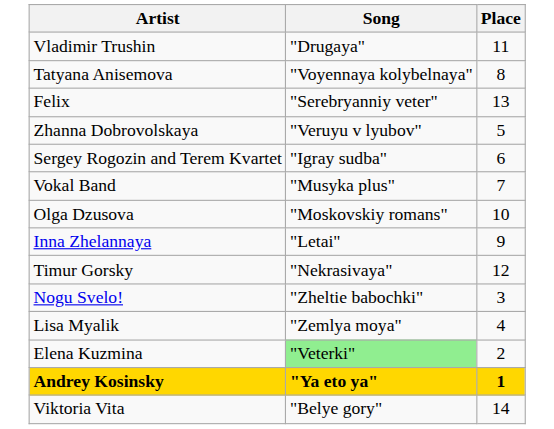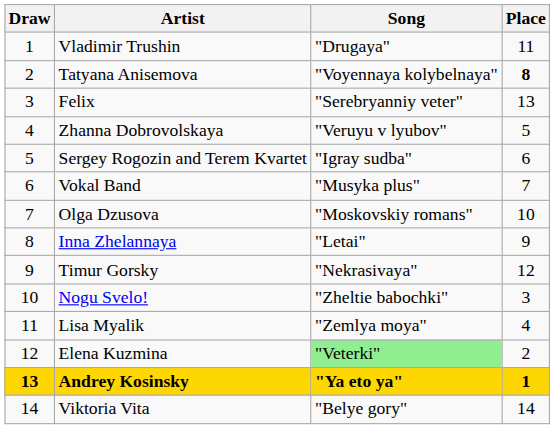+ column: (29, 18)
(501, 74) normal -> (526, 74) bold
